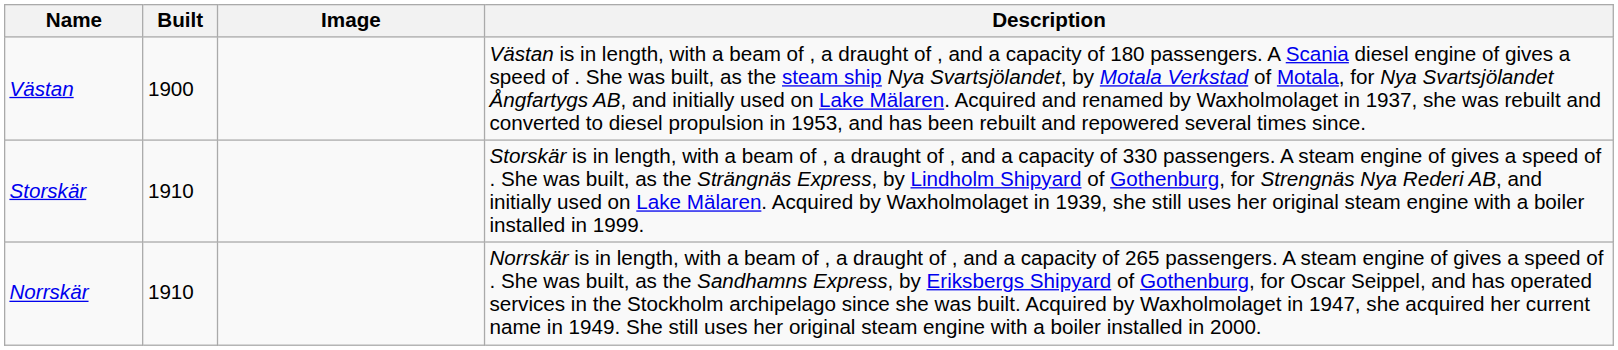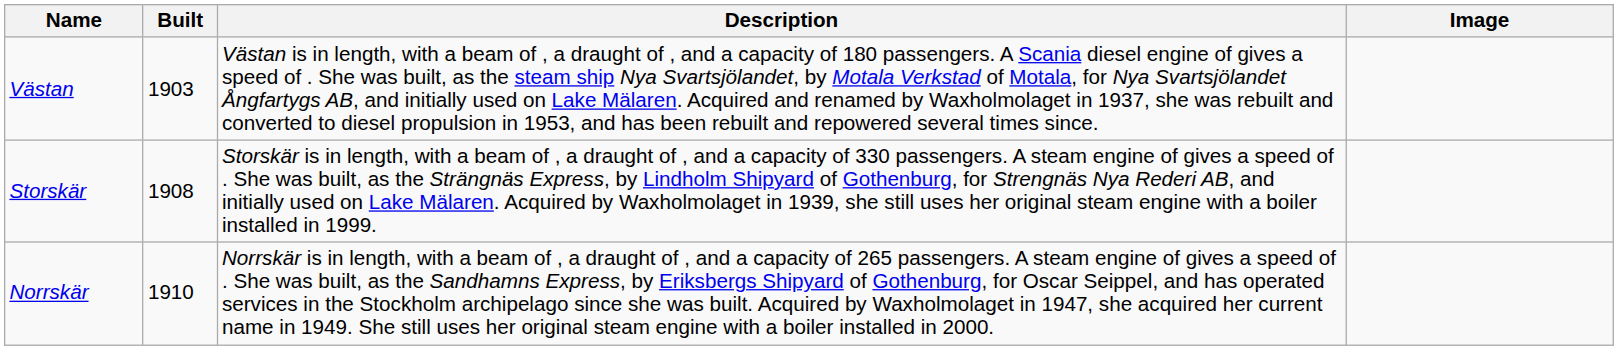columns swapped: (1049, 20) <-> (351, 20)
(171, 88) 1900 -> (171, 88) 1903
(171, 190) 1910 -> (171, 190) 1908
